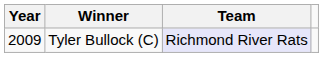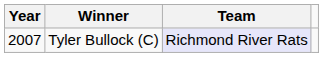(25, 40) 2009 -> (25, 40) 2007
